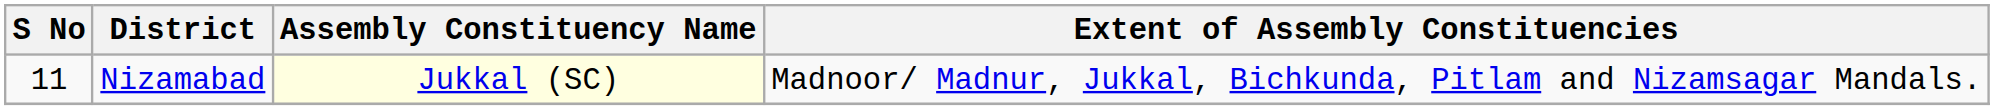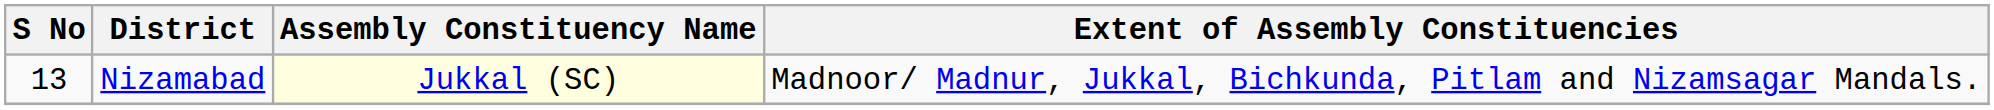(49, 80) 11 -> (49, 80) 13
